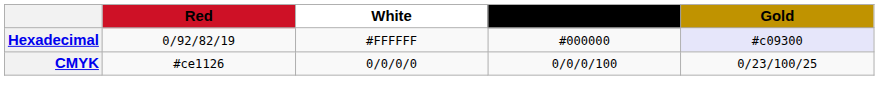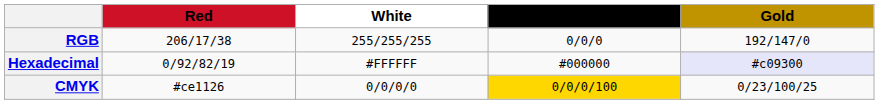+ row: (82, 39)
(584, 64) no background -> (584, 88) gold background
